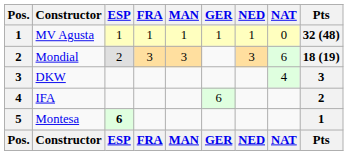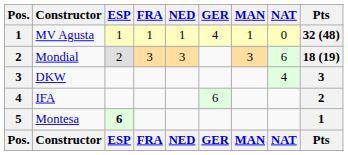columns swapped: (184, 14) <-> (252, 14)
(219, 35) 1 -> (215, 35) 4
